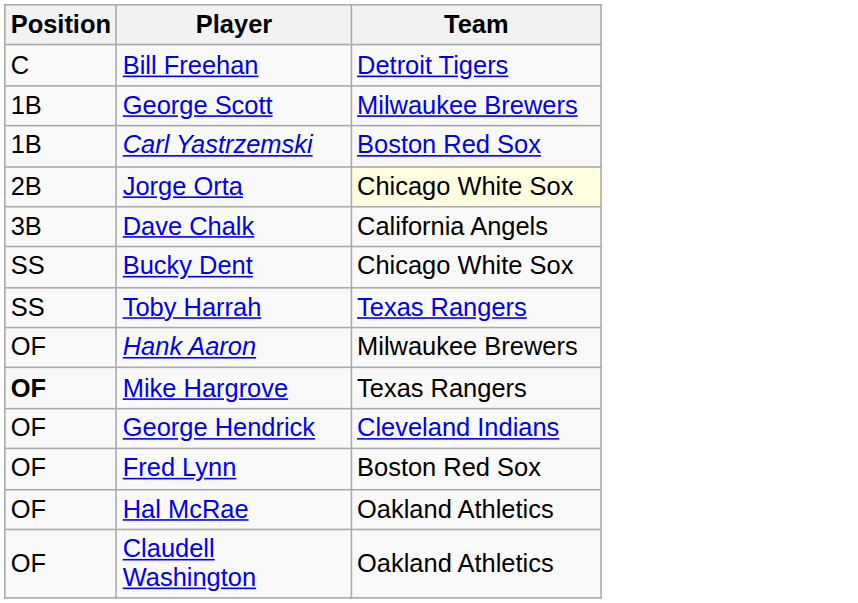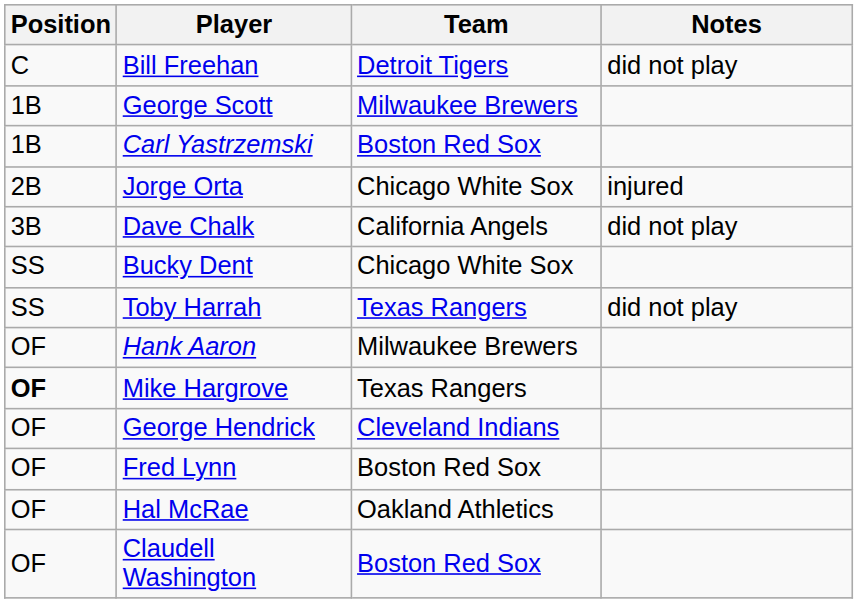+ column: (727, 24)
(465, 186) lightyellow background -> (465, 186) no background
(455, 563) Oakland Athletics -> (449, 563) Boston Red Sox
